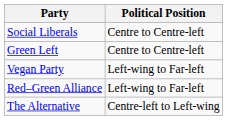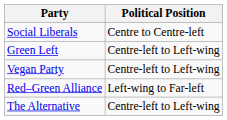(156, 50) Centre to Centre-left -> (164, 50) Centre-left to Left-wing
(156, 69) Left-wing to Far-left -> (164, 69) Centre-left to Left-wing
